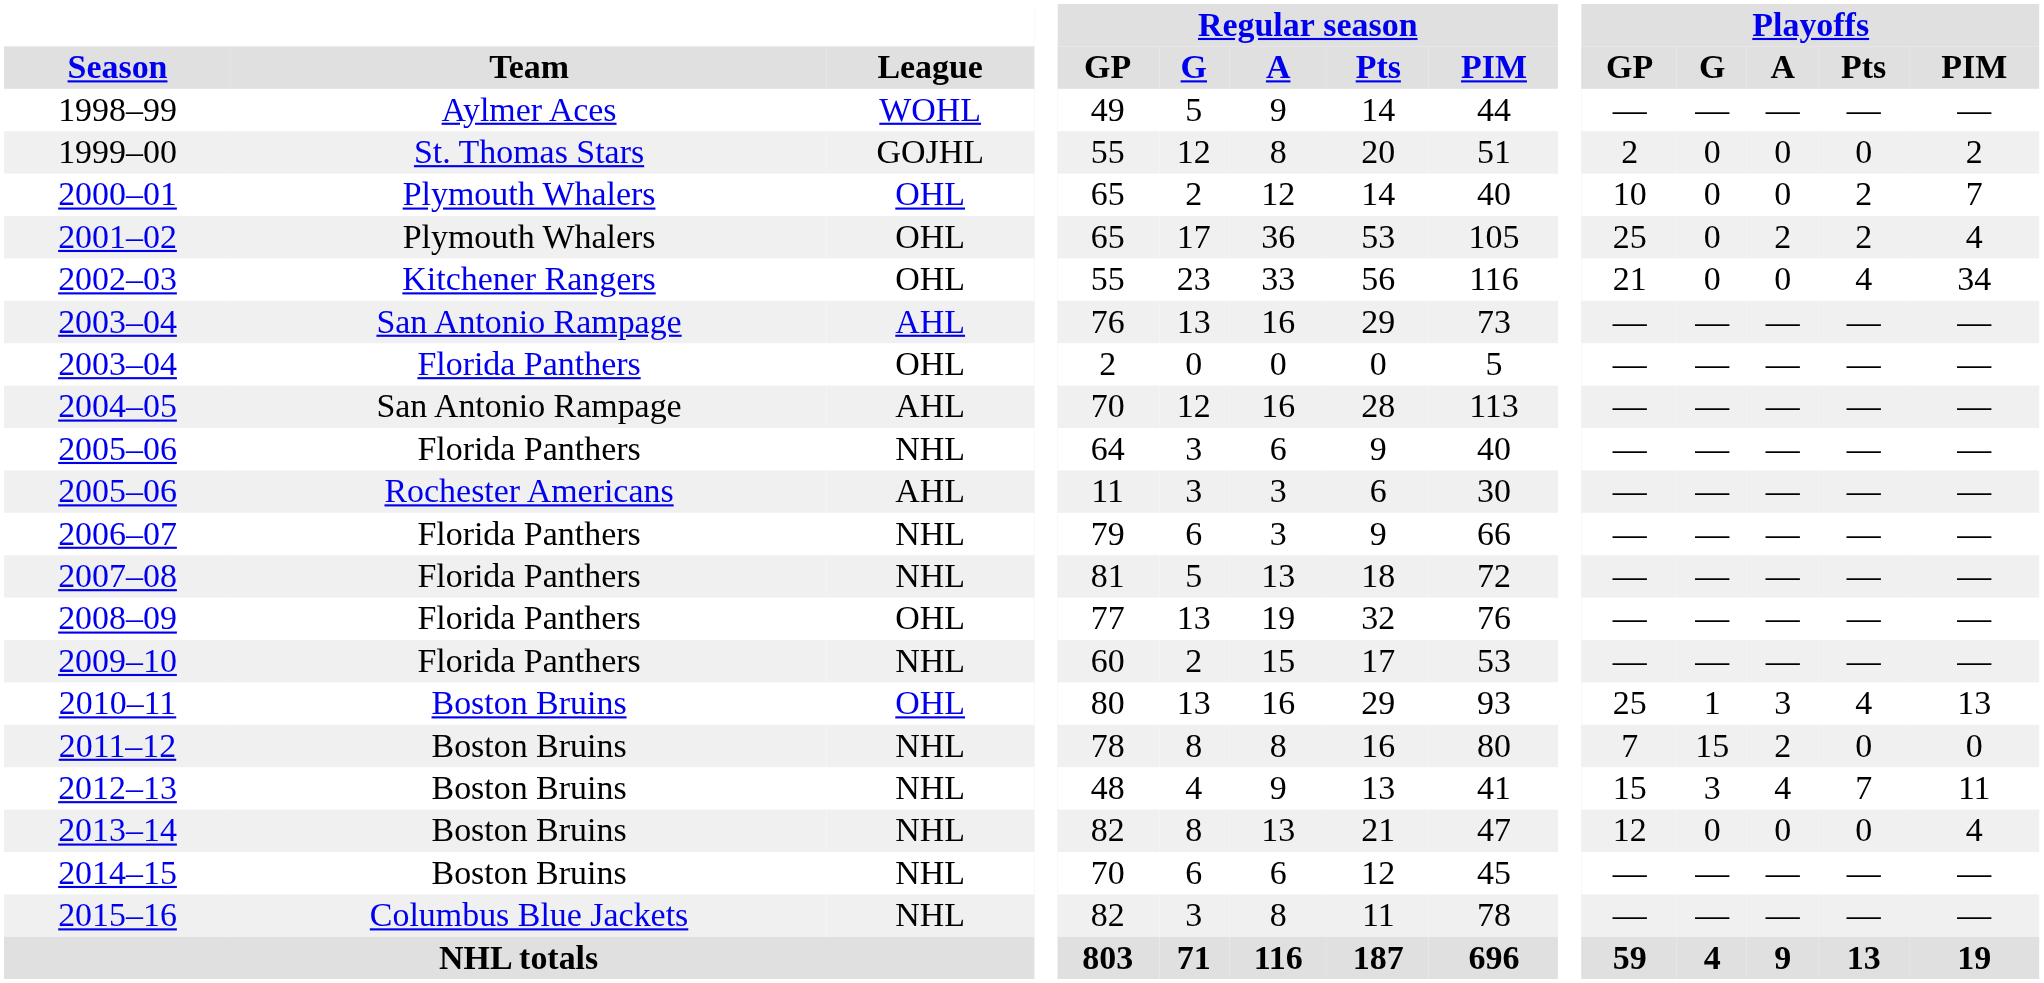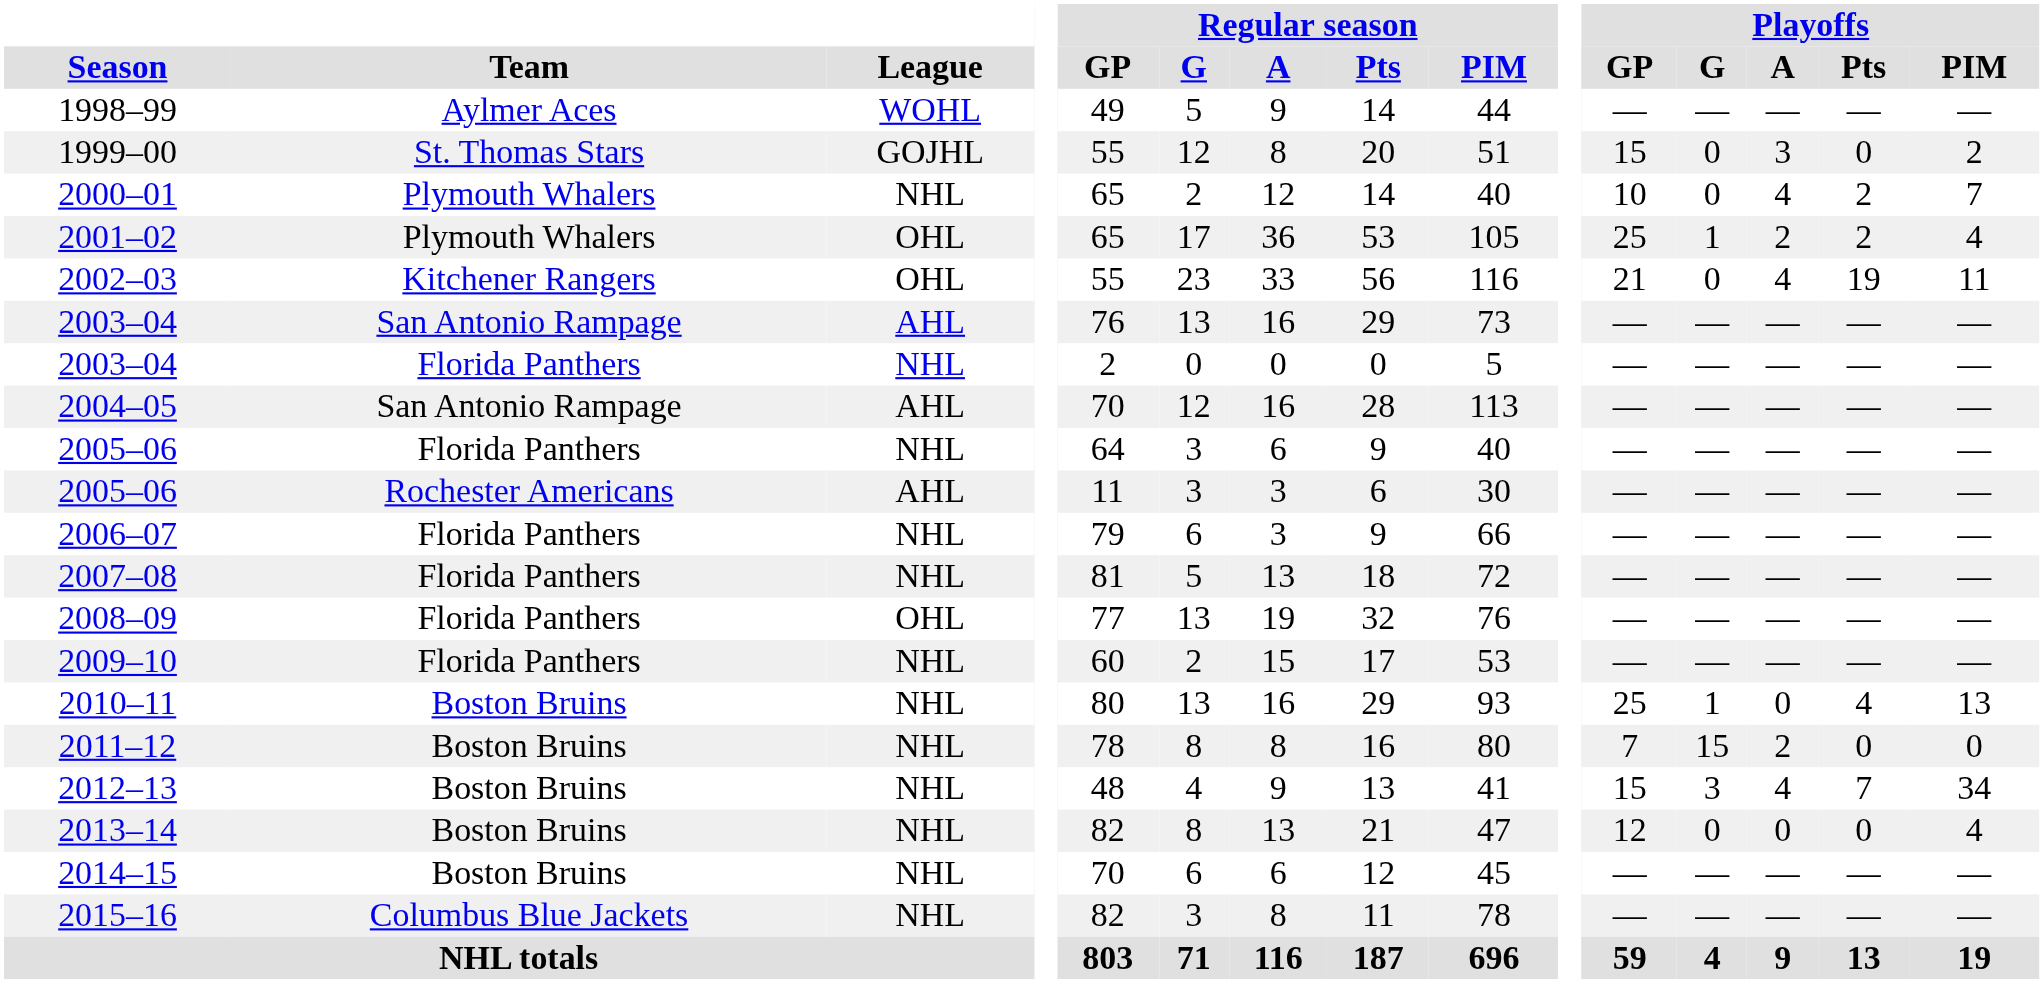(1630, 151) 2 -> (1630, 151) 15
(1783, 151) 0 -> (1783, 151) 3
(930, 194) OHL -> (930, 194) NHL
(1783, 194) 0 -> (1783, 194) 4
(1712, 236) 0 -> (1712, 236) 1
(1783, 279) 0 -> (1783, 279) 4
(1864, 279) 4 -> (1864, 279) 19
(1974, 279) 34 -> (1974, 279) 11
(930, 363) OHL -> (930, 363) NHL
(930, 703) OHL -> (930, 703) NHL
(1783, 703) 3 -> (1783, 703) 0
(1974, 787) 11 -> (1974, 787) 34
